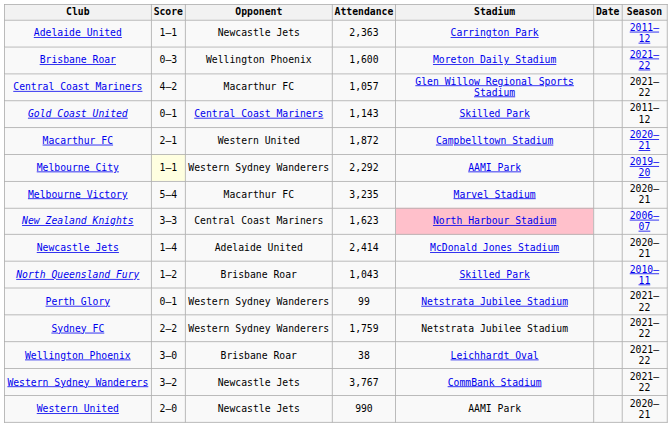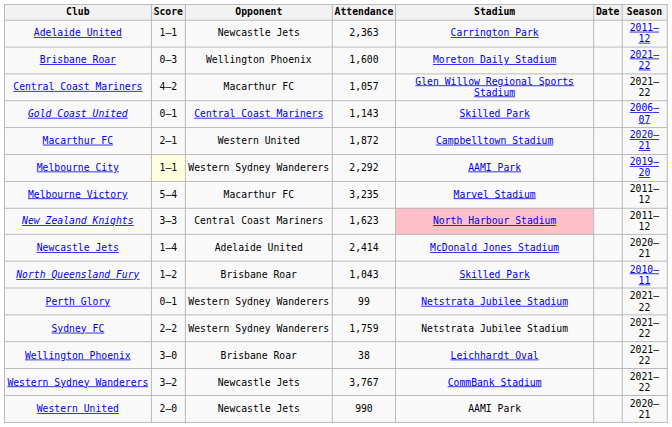(644, 114) 2011–12 -> (644, 114) 2006–07
(644, 195) 2020–21 -> (644, 195) 2011–12
(644, 222) 2006–07 -> (644, 222) 2011–12
